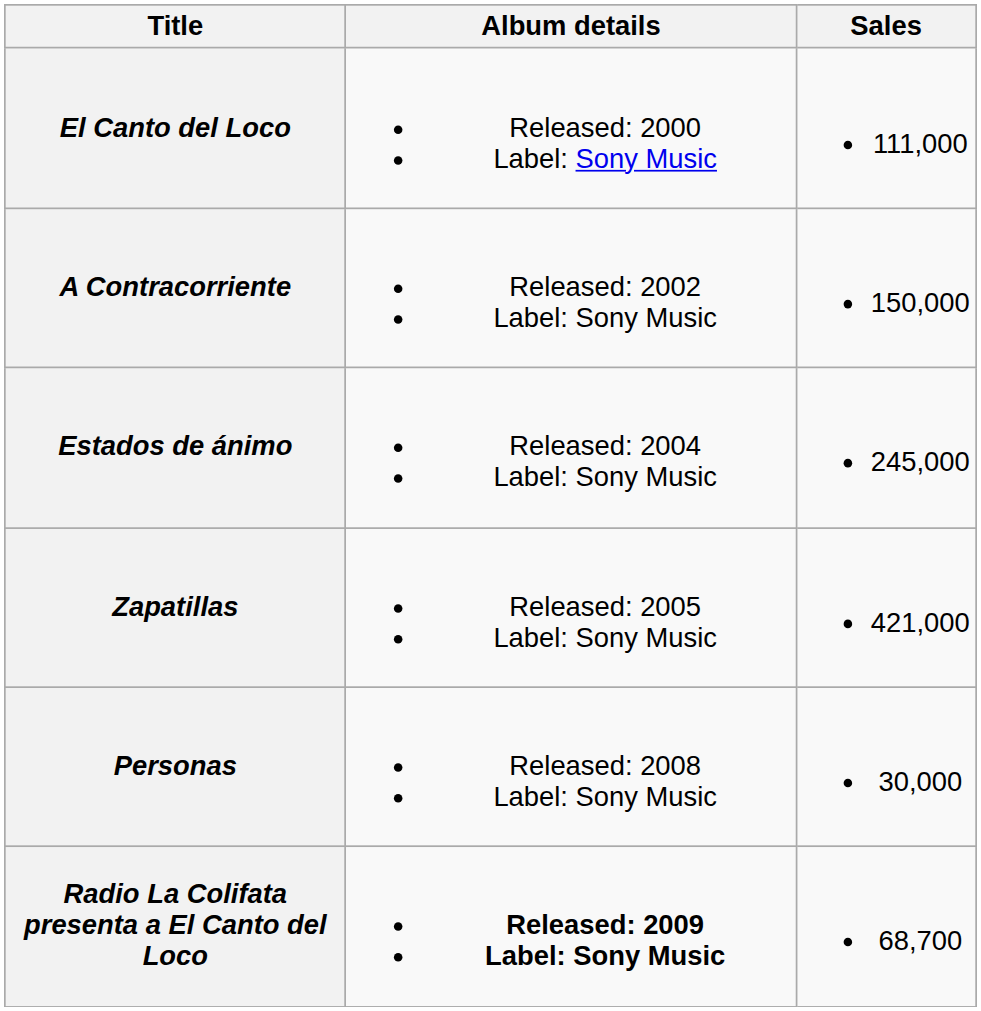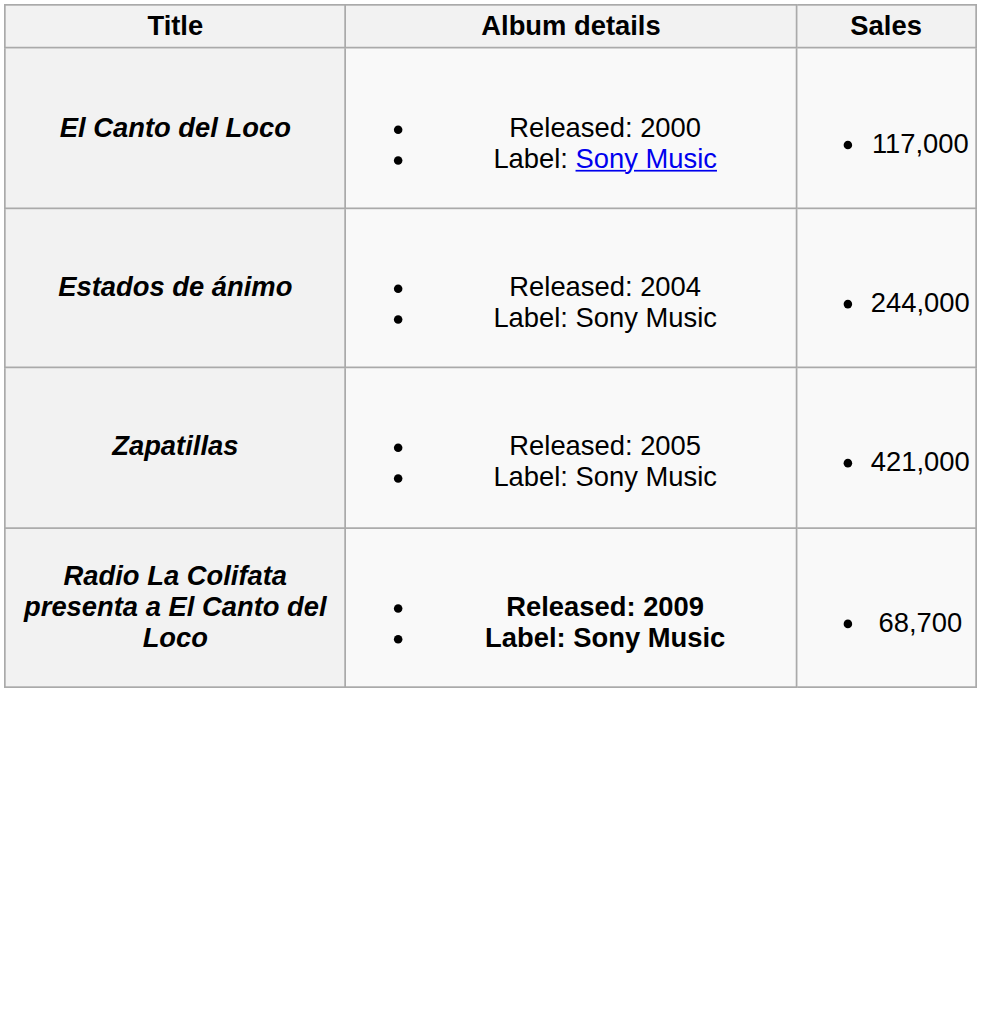(886, 143) 111,000 -> (886, 143) 117,000
- row: (175, 287)
(886, 463) 245,000 -> (886, 303) 244,000
- row: (175, 766)
